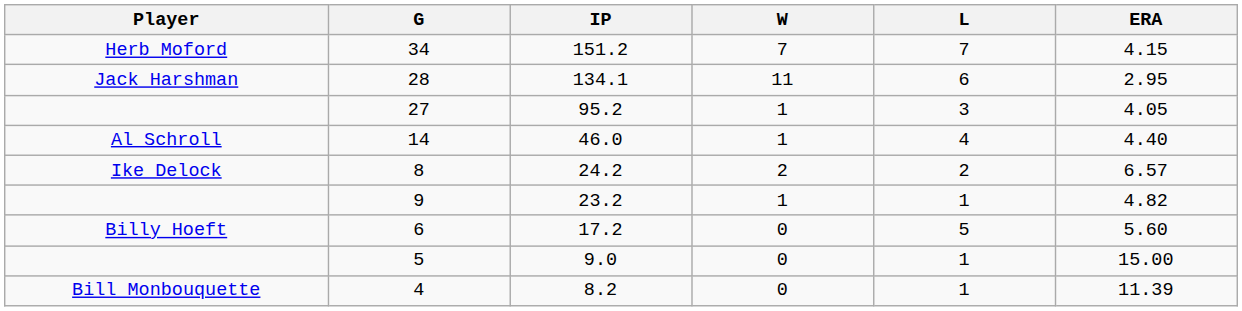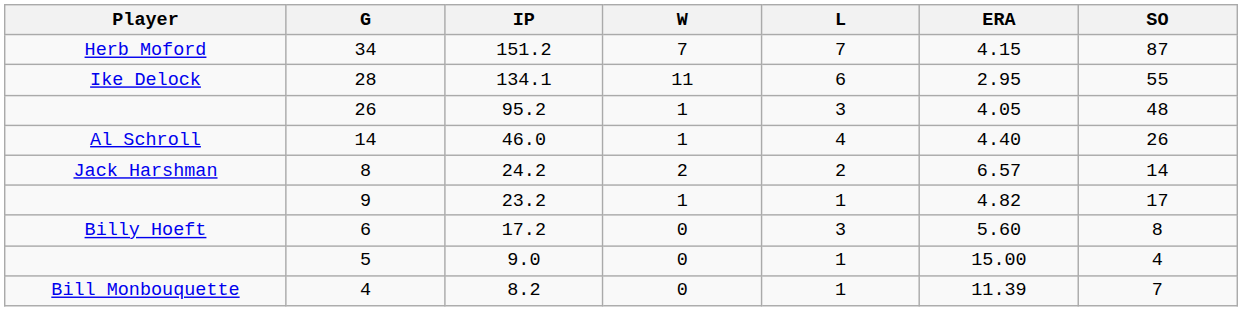+ column: (1157, 20)
(166, 80) Jack Harshman -> (146, 80) Ike Delock
(419, 110) 27 -> (365, 110) 26
(166, 170) Ike Delock -> (146, 170) Jack Harshman
(964, 230) 5 -> (841, 230) 3
